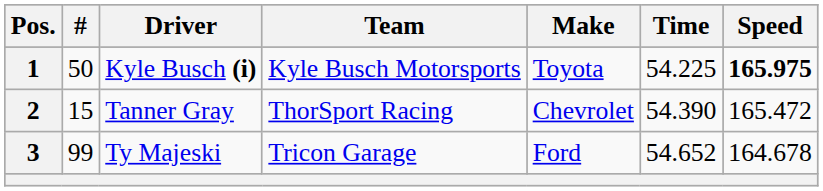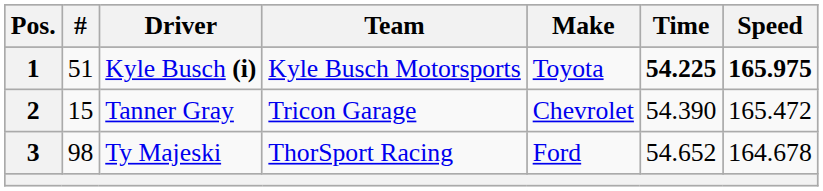(80, 68) 50 -> (80, 68) 51
(681, 68) normal -> (681, 68) bold
(361, 110) ThorSport Racing -> (342, 110) Tricon Garage
(80, 152) 99 -> (80, 152) 98
(342, 152) Tricon Garage -> (361, 152) ThorSport Racing
